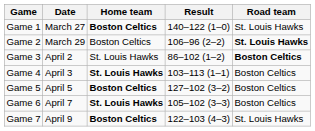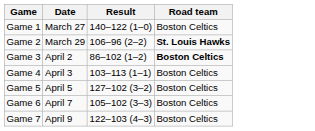- column: (126, 12)
(269, 27) St. Louis Hawks -> (187, 27) Boston Celtics
(269, 118) St. Louis Hawks -> (187, 118) Boston Celtics
